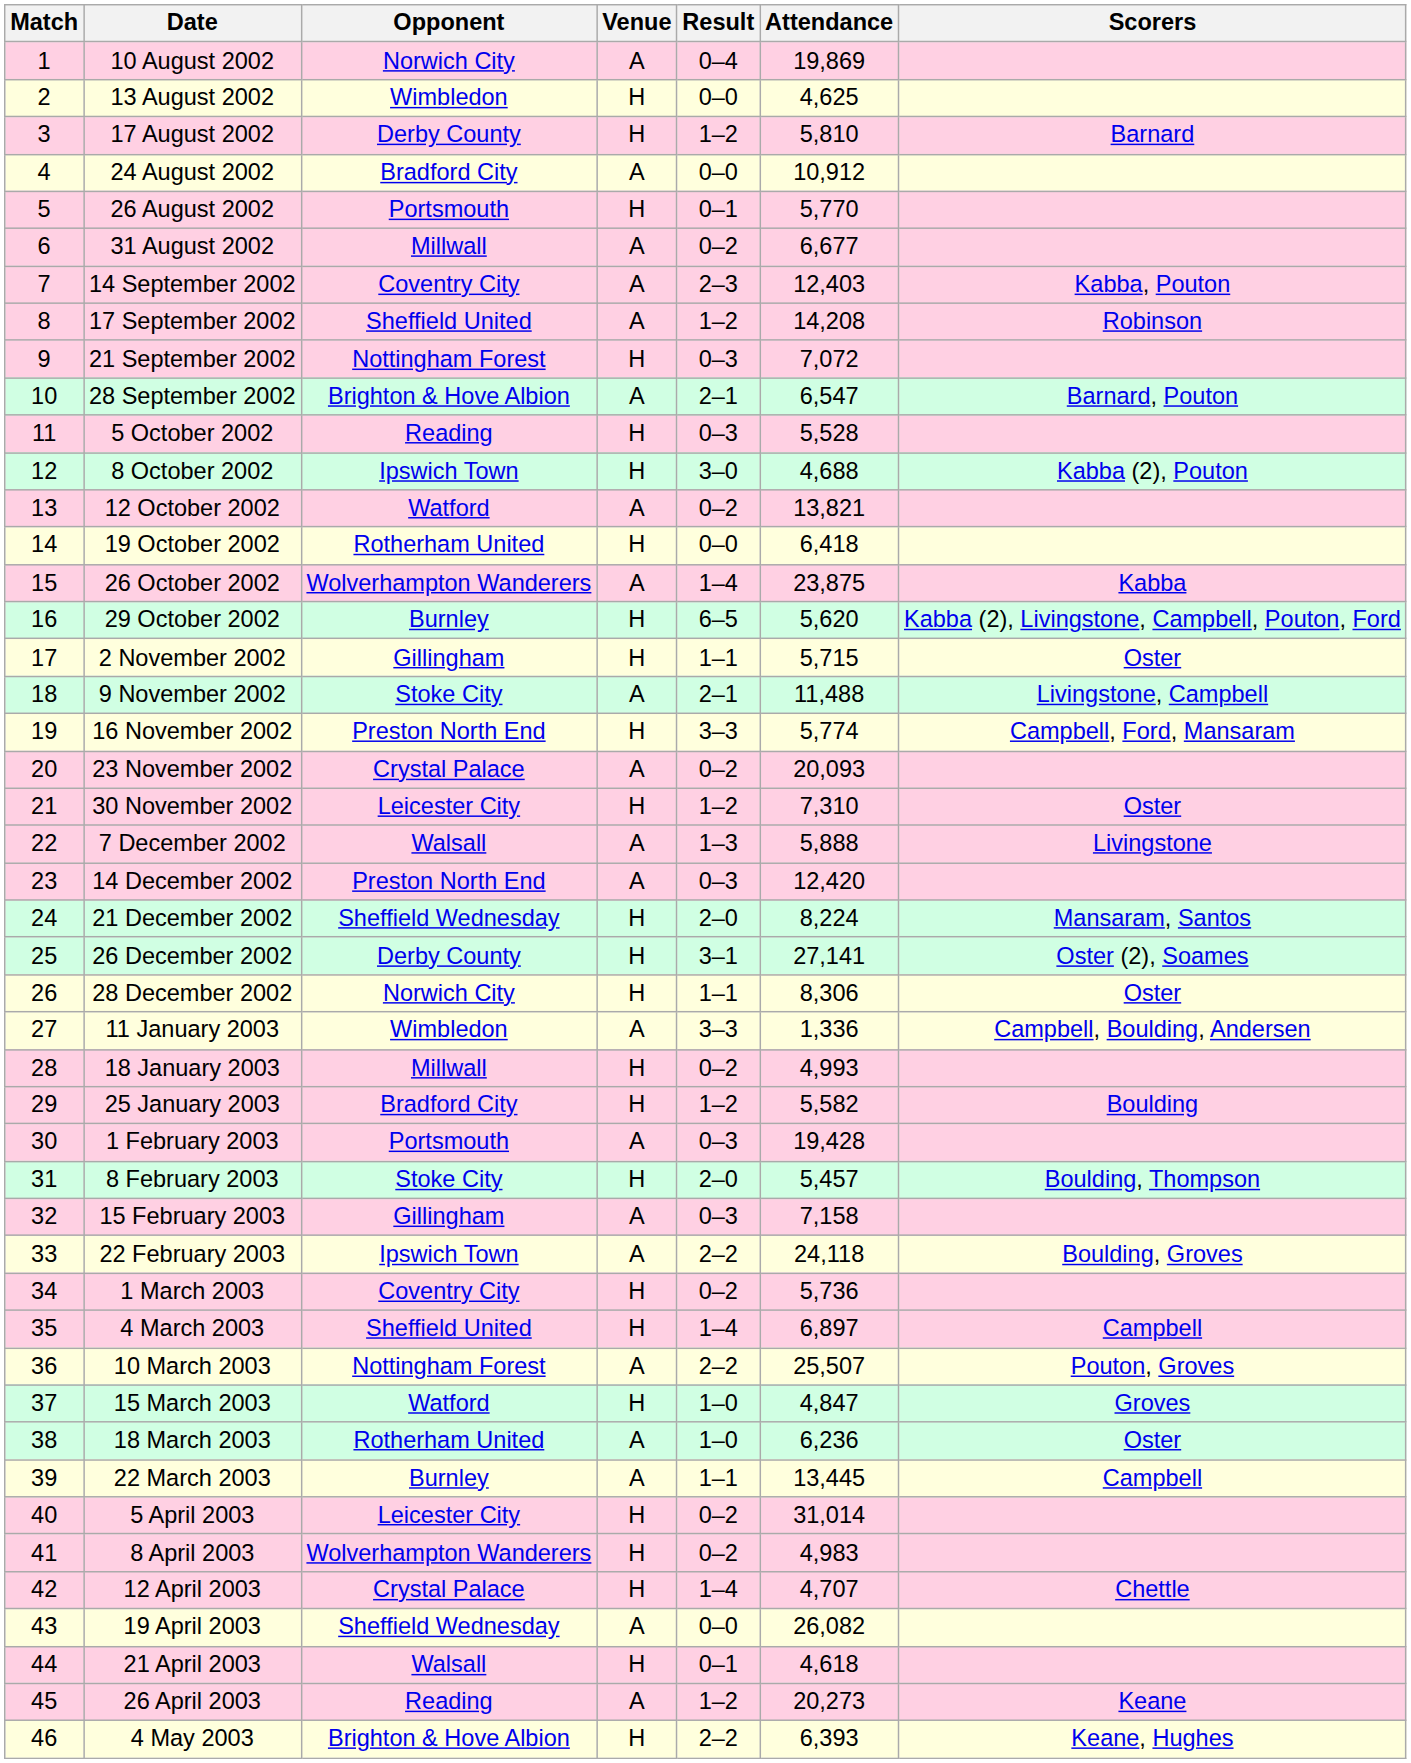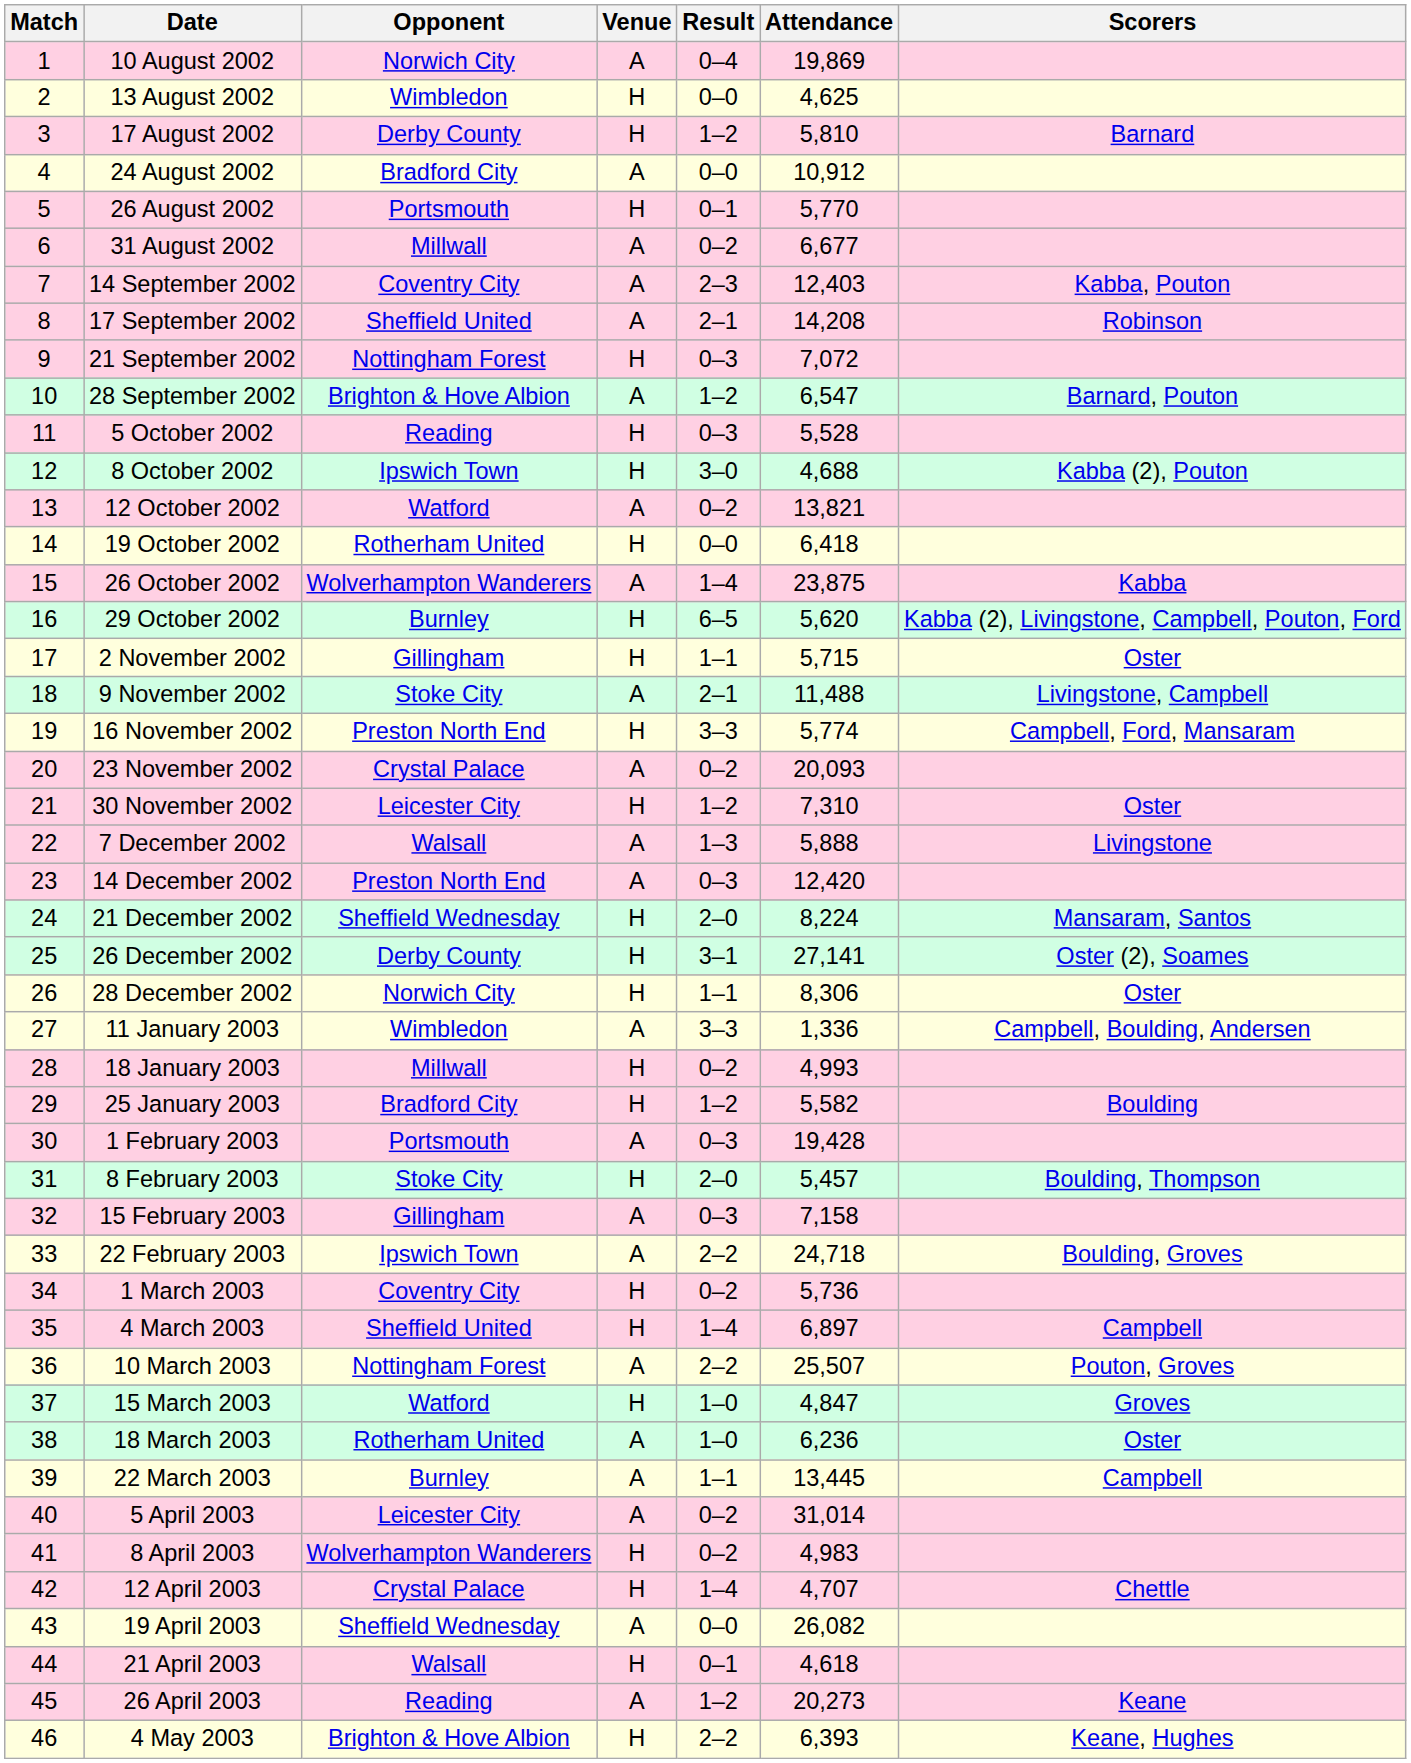(718, 321) 1–2 -> (718, 321) 2–1
(718, 396) 2–1 -> (718, 396) 1–2
(829, 1254) 24,118 -> (829, 1254) 24,718
(637, 1515) H -> (637, 1515) A
